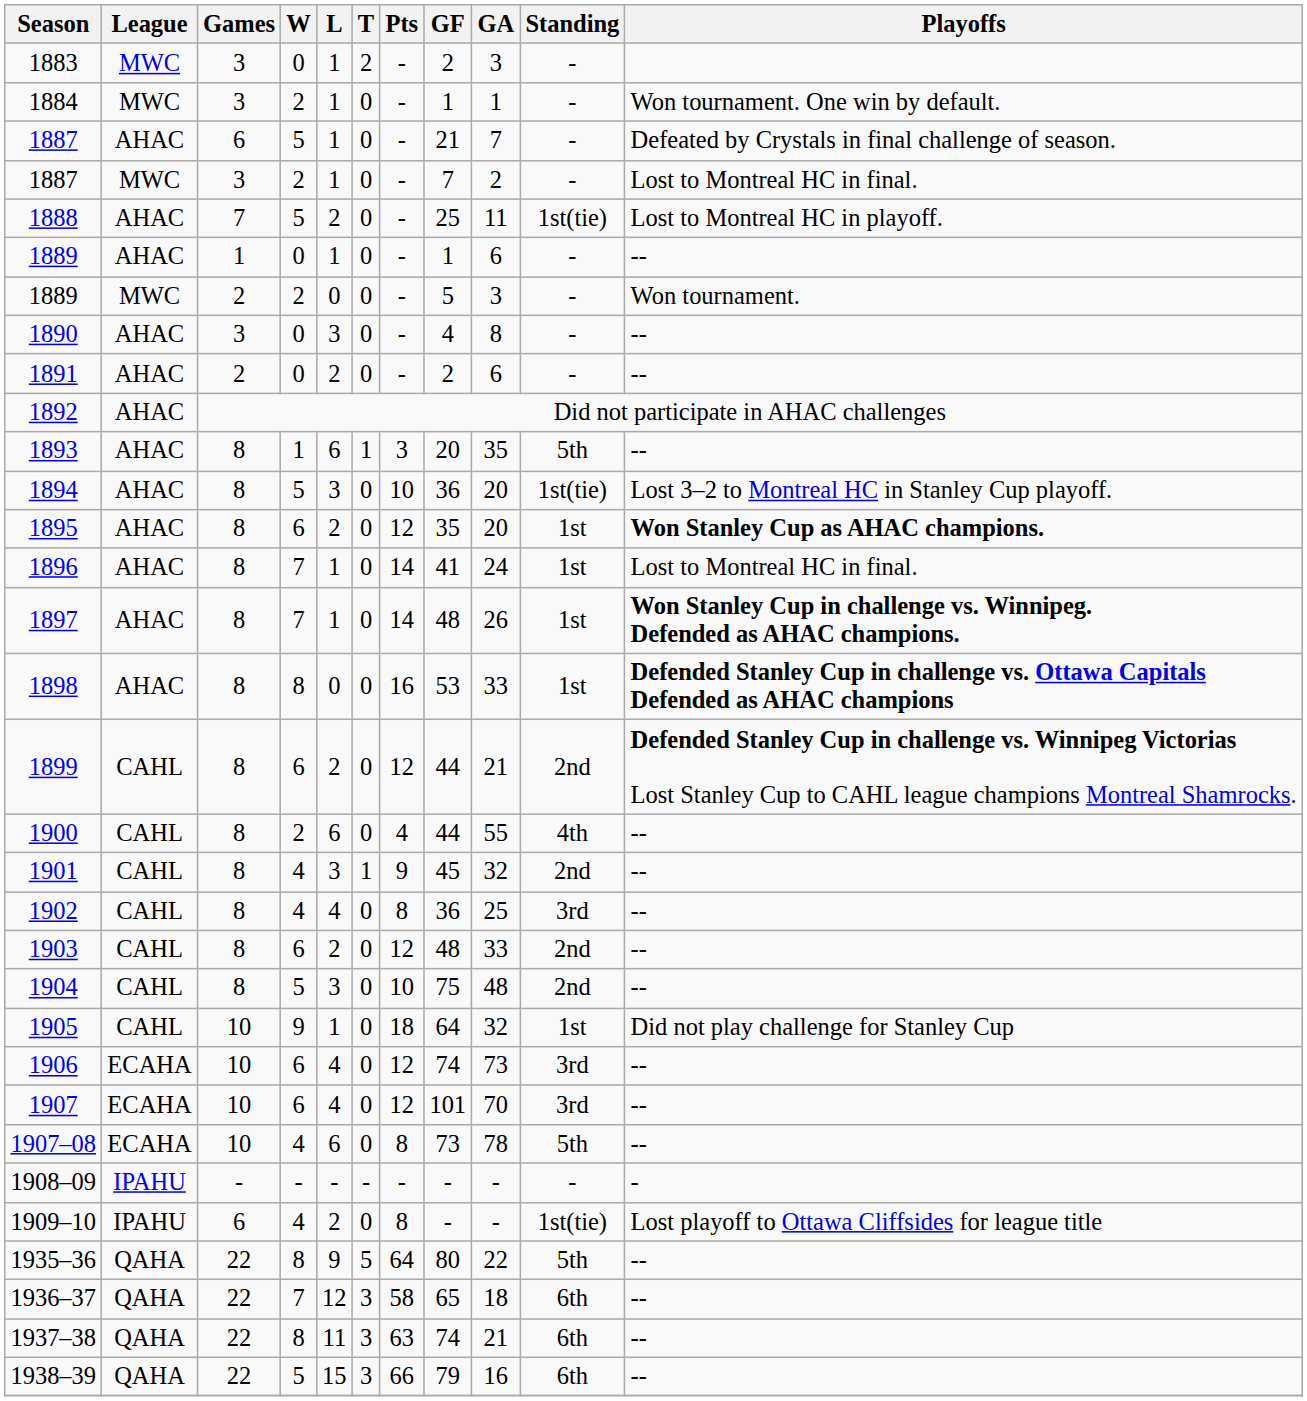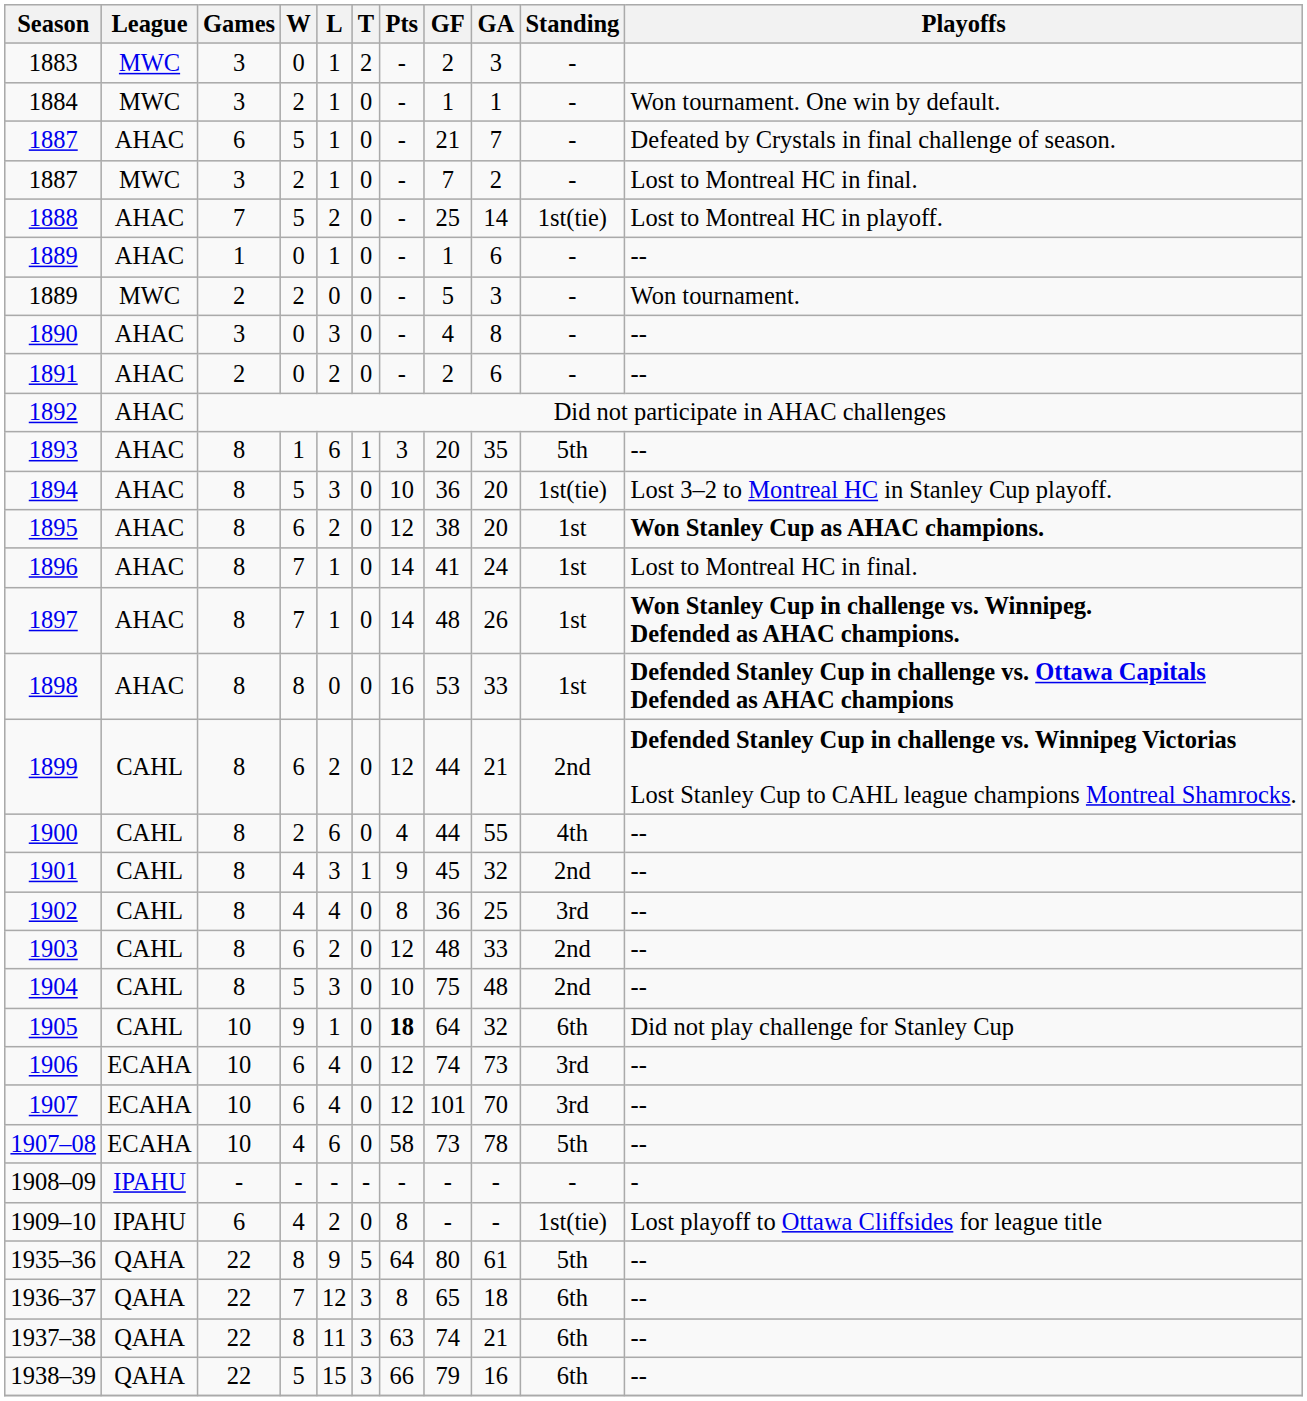(496, 218) 11 -> (496, 218) 14
(448, 528) 35 -> (448, 528) 38
(402, 1027) normal -> (402, 1027) bold
(572, 1027) 1st -> (572, 1027) 6th
(402, 1143) 8 -> (402, 1143) 58
(496, 1259) 22 -> (496, 1259) 61
(402, 1298) 58 -> (402, 1298) 8
